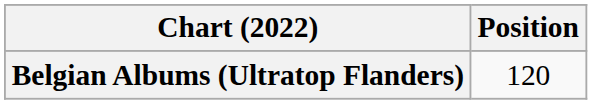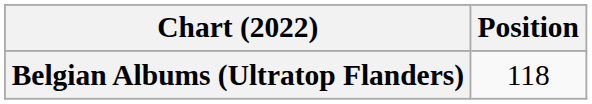(528, 74) 120 -> (528, 74) 118
